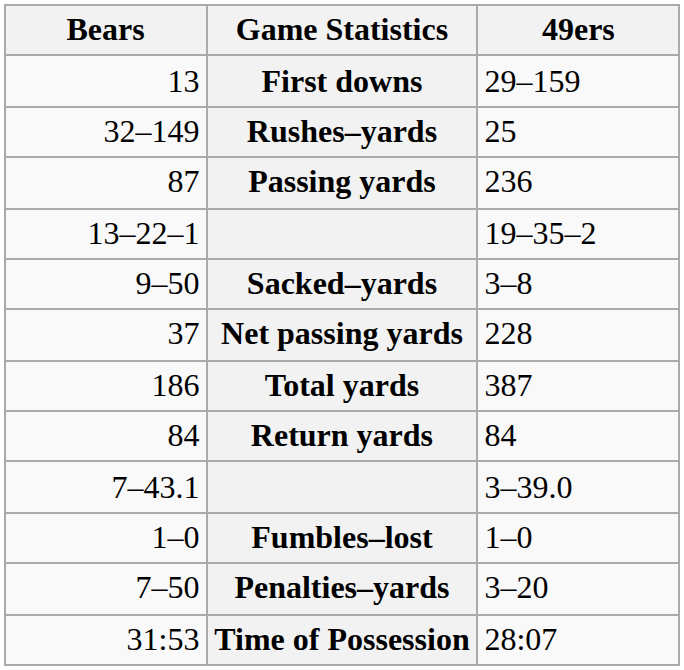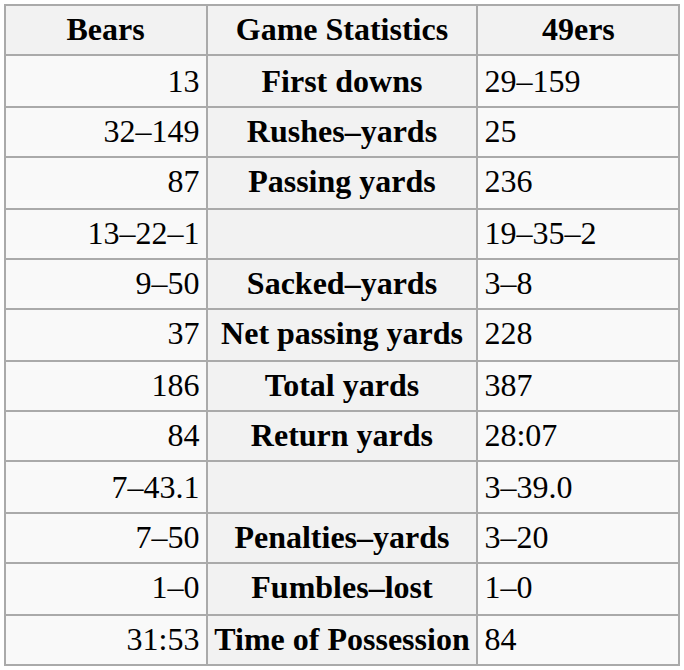(500, 435) 84 -> (521, 435) 28:07
rows swapped: (176, 537) <-> (168, 588)
(521, 638) 28:07 -> (500, 638) 84
